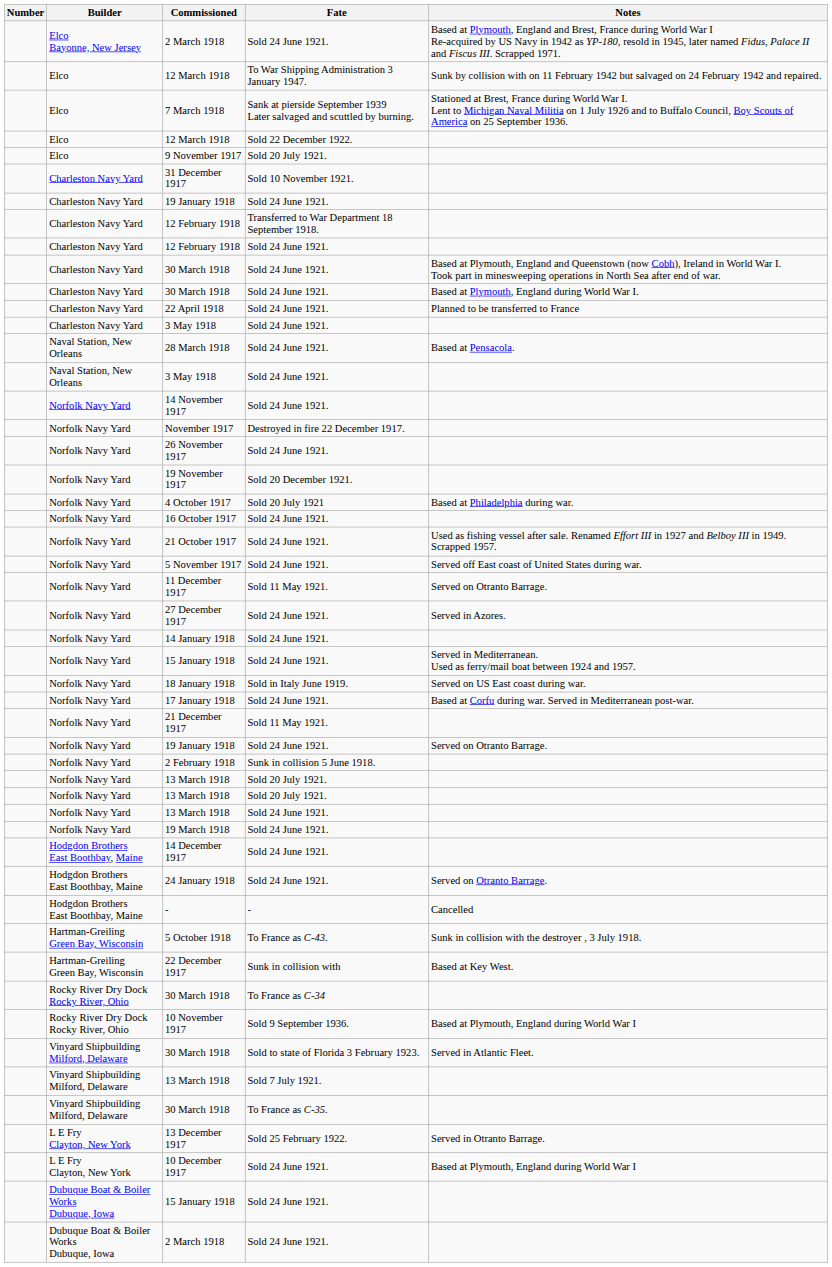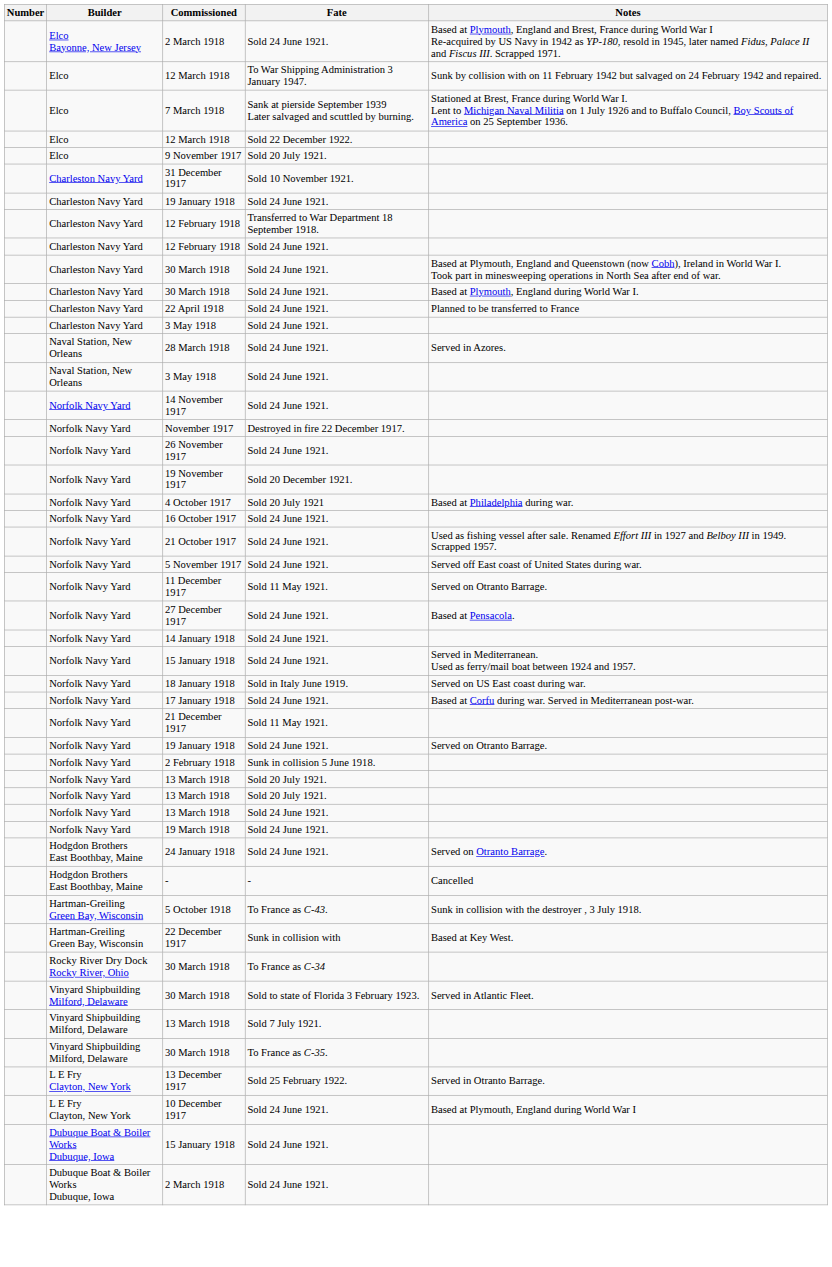(473, 348) Based at Pensacola. -> (468, 348) Served in Azores.
(468, 615) Served in Azores. -> (473, 615) Based at Pensacola.
- row: (193, 852)
- row: (194, 1024)
